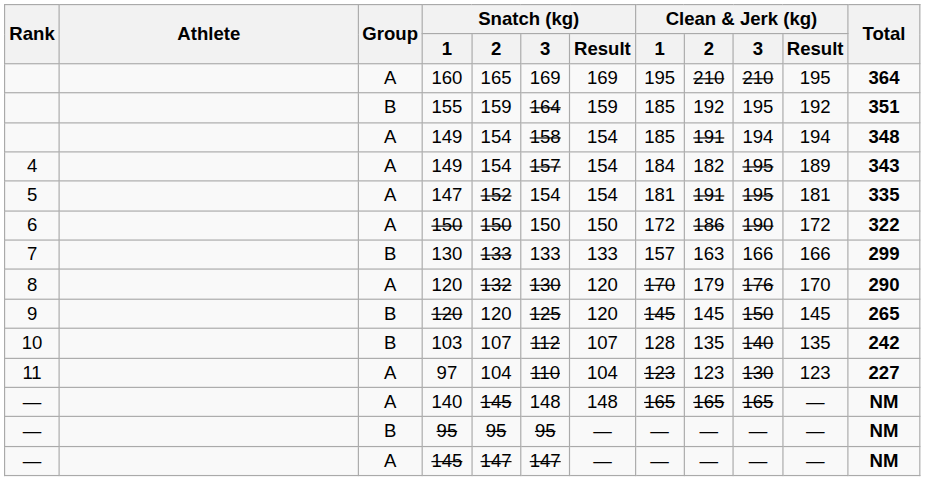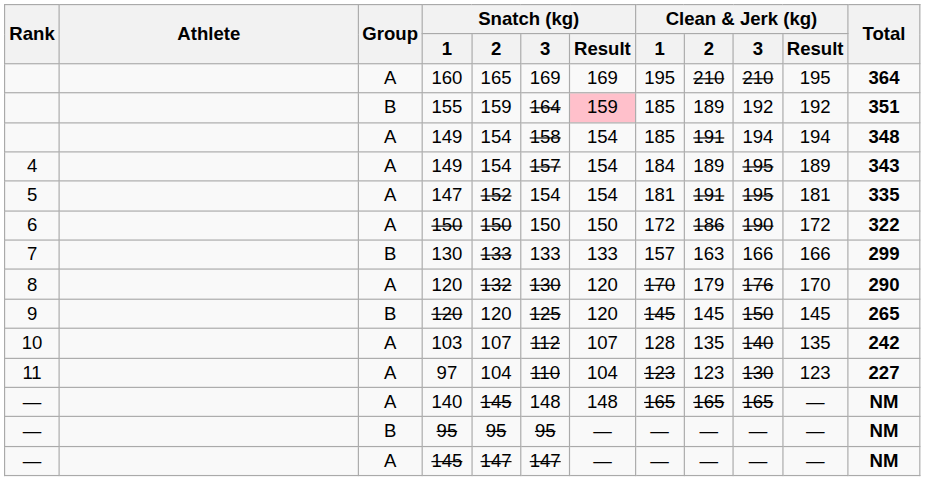(602, 107) no background -> (602, 107) pink background
(709, 107) 192 -> (709, 107) 189
(758, 107) 195 -> (758, 107) 192
(709, 166) 182 -> (709, 166) 189
(390, 343) B -> (390, 343) A
